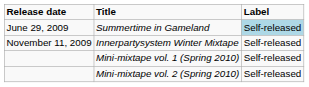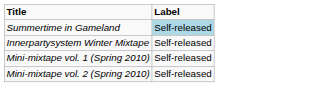- column: (36, 12)
